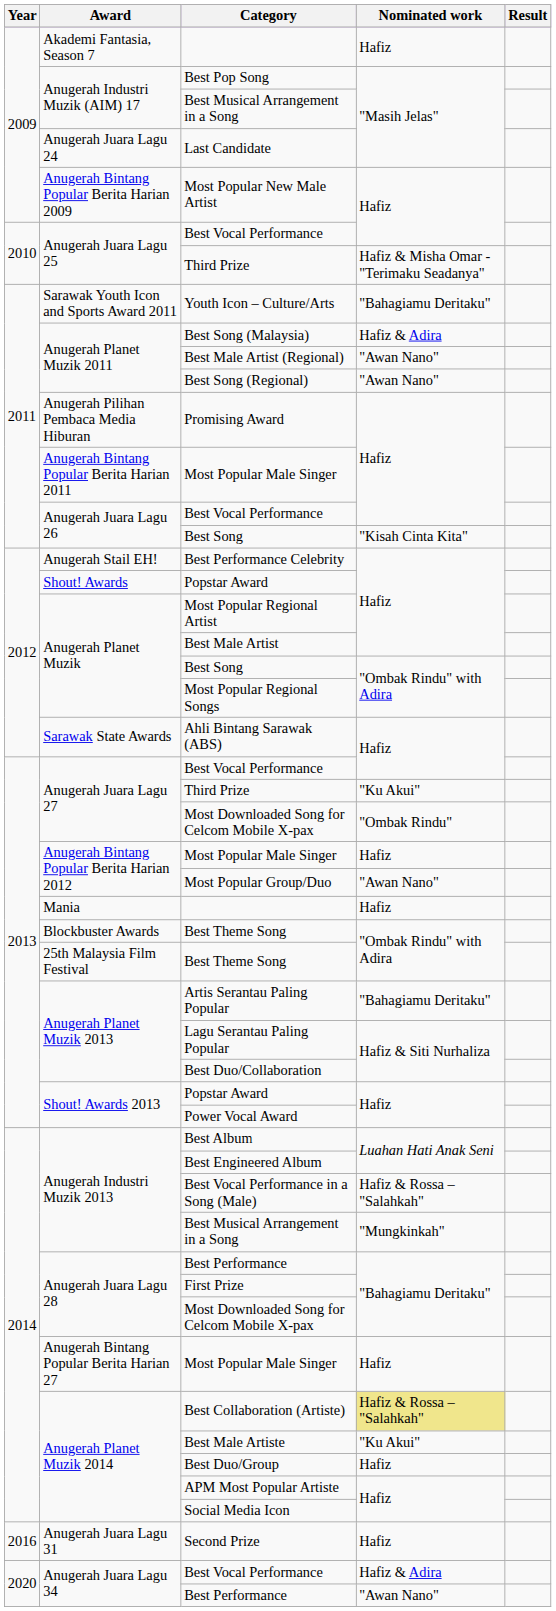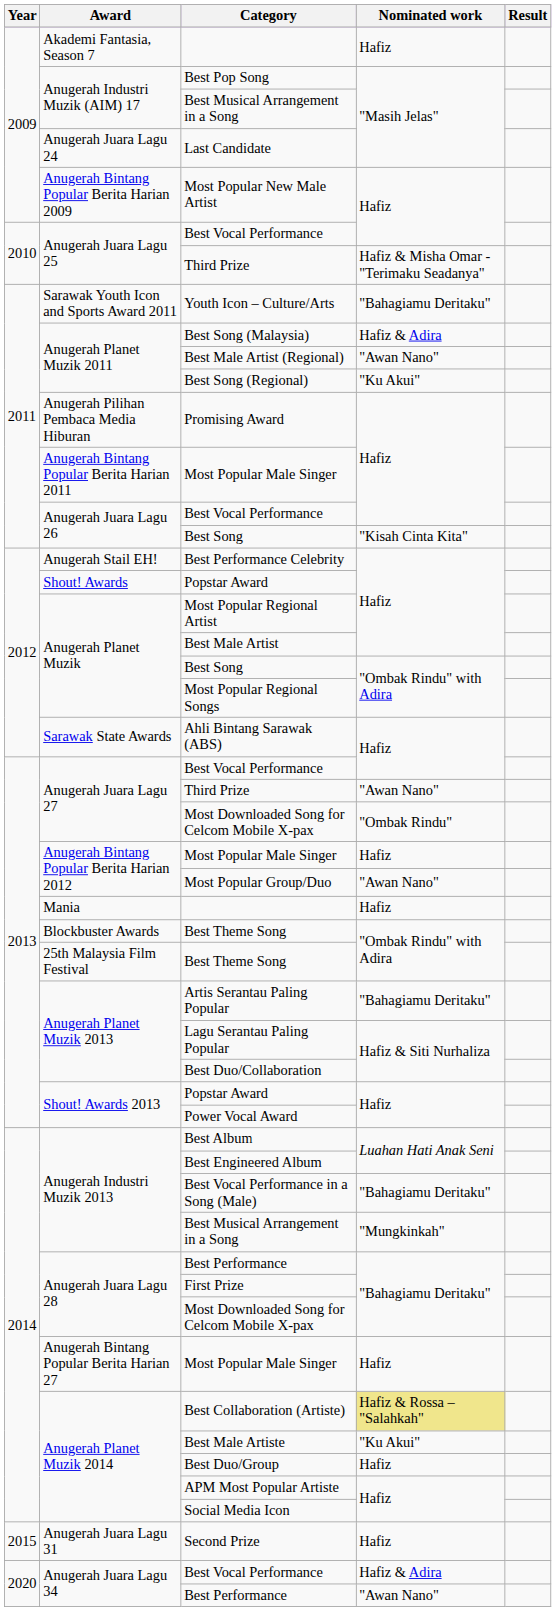(399, 380) "Awan Nano" -> (390, 380) "Ku Akui"
(390, 790) "Ku Akui" -> (399, 790) "Awan Nano"
(407, 1193) Hafiz & Rossa – "Salahkah" -> (425, 1193) "Bahagiamu Deritaku"
(22, 1541) 2016 -> (22, 1541) 2015
